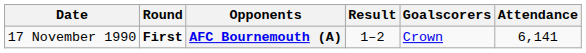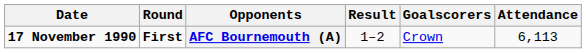(72, 37) normal -> (72, 37) bold
(538, 37) 6,141 -> (538, 37) 6,113
